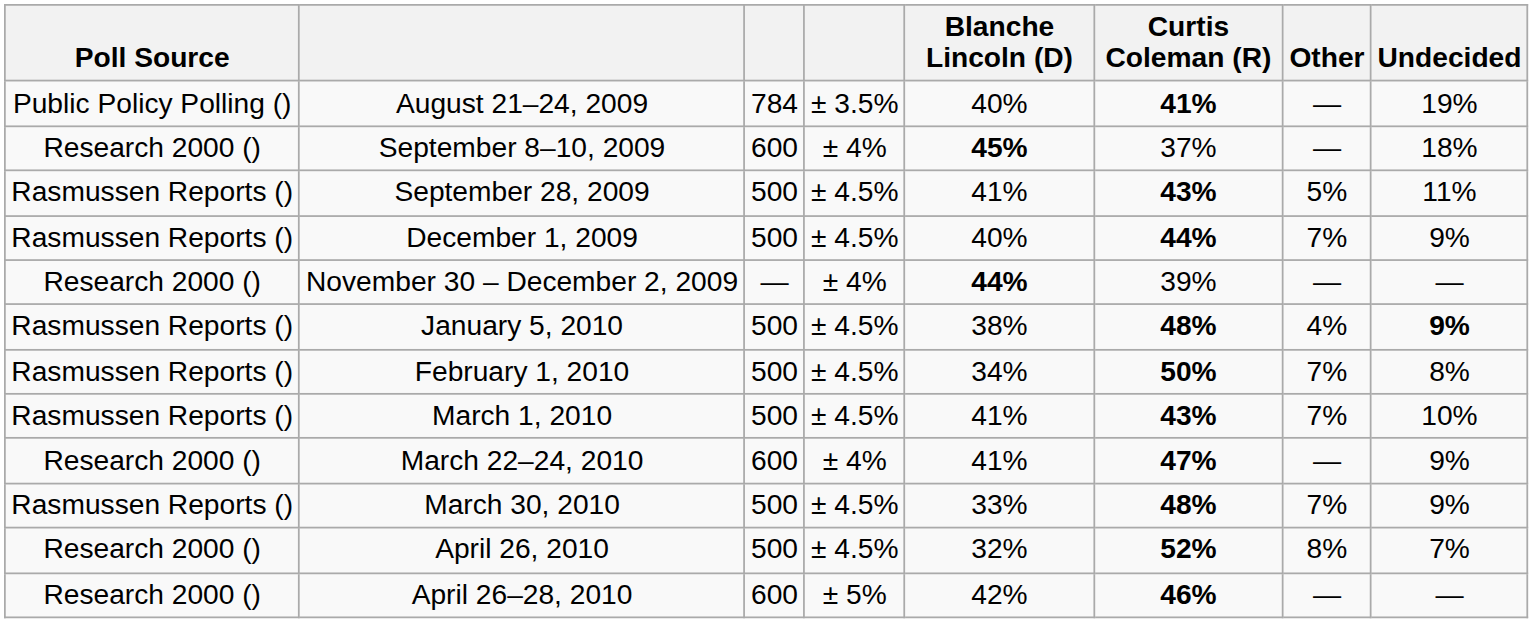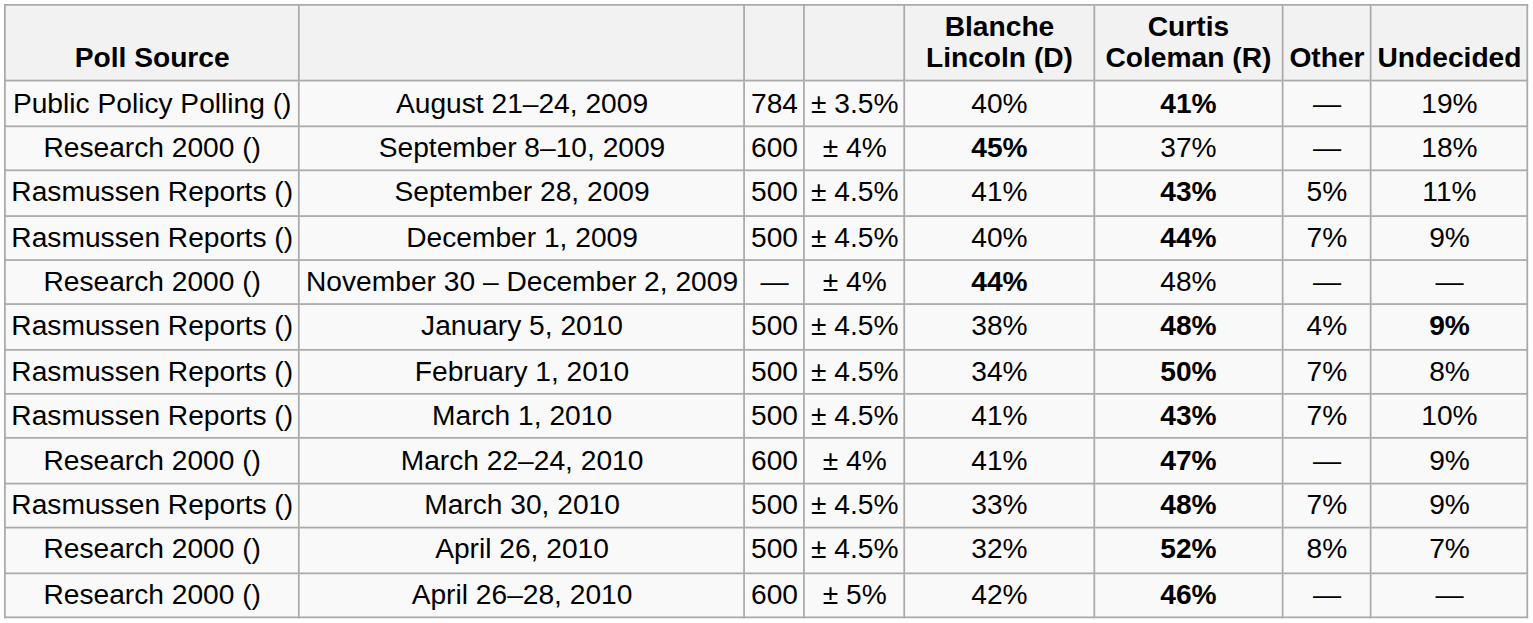(1188, 281) 39% -> (1188, 281) 48%
